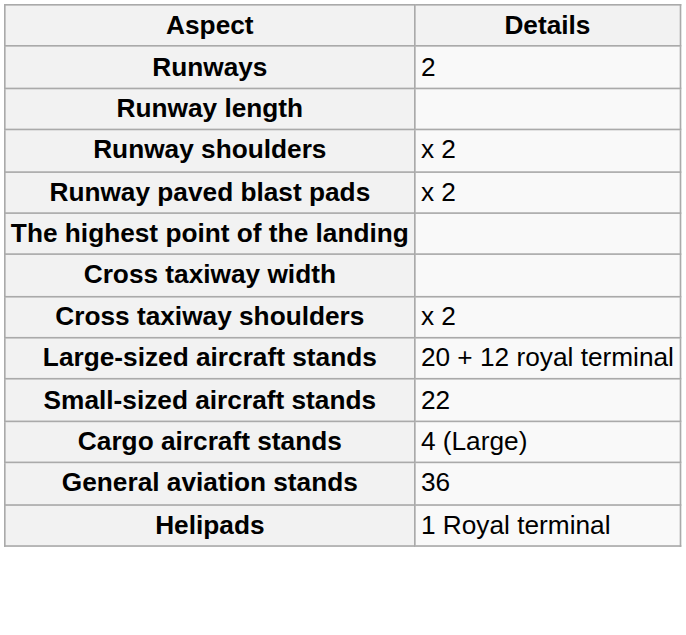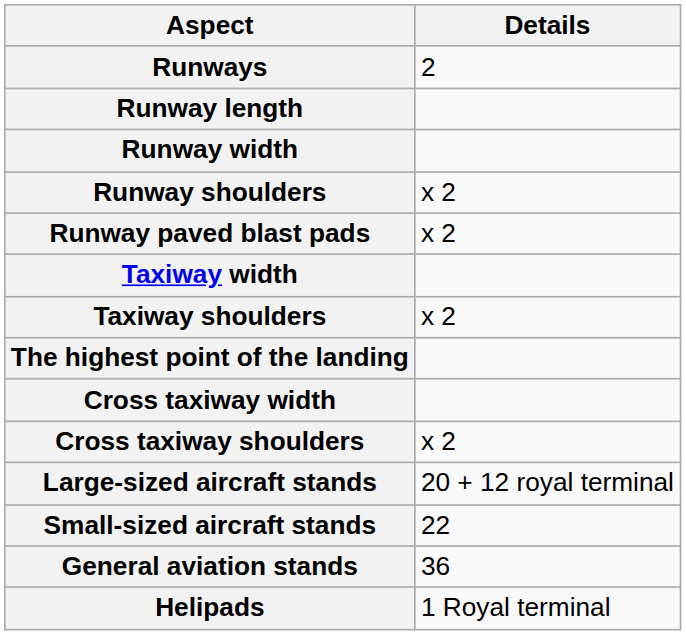+ row: (210, 150)
+ row: (210, 274)
+ row: (210, 316)
- row: (210, 441)
